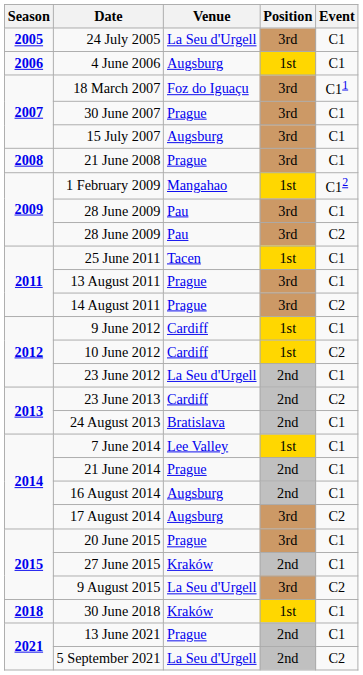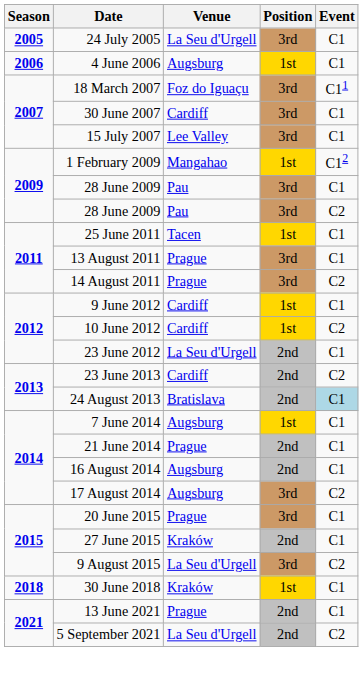(187, 113) Prague -> (187, 113) Cardiff
(195, 137) Augsburg -> (198, 137) Lee Valley
- row: (29, 160)
(337, 422) no background -> (337, 399) lightblue background
(198, 446) Lee Valley -> (195, 422) Augsburg
